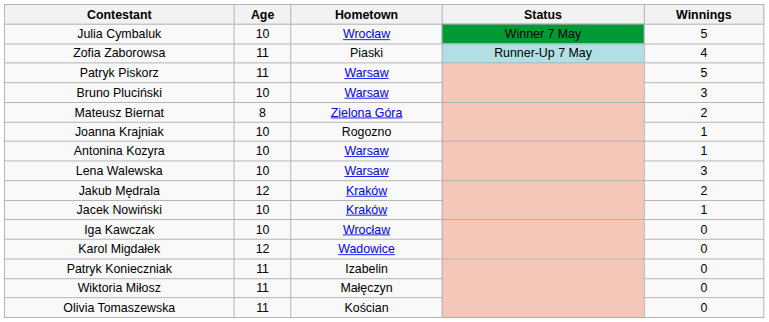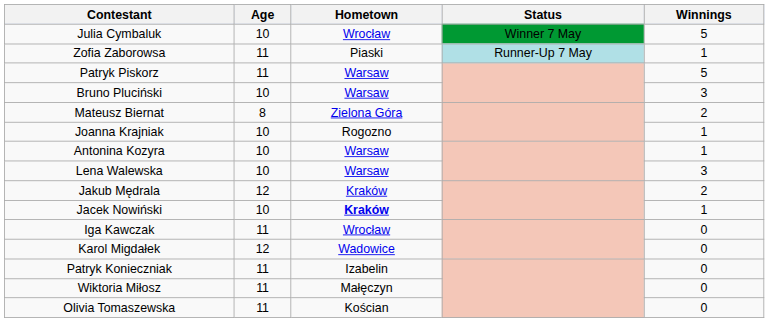(704, 54) 4 -> (704, 54) 1
(367, 210) normal -> (367, 210) bold
(263, 230) 10 -> (263, 230) 11
